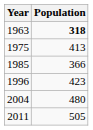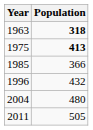(77, 47) normal -> (77, 47) bold
(77, 82) 423 -> (77, 82) 432
